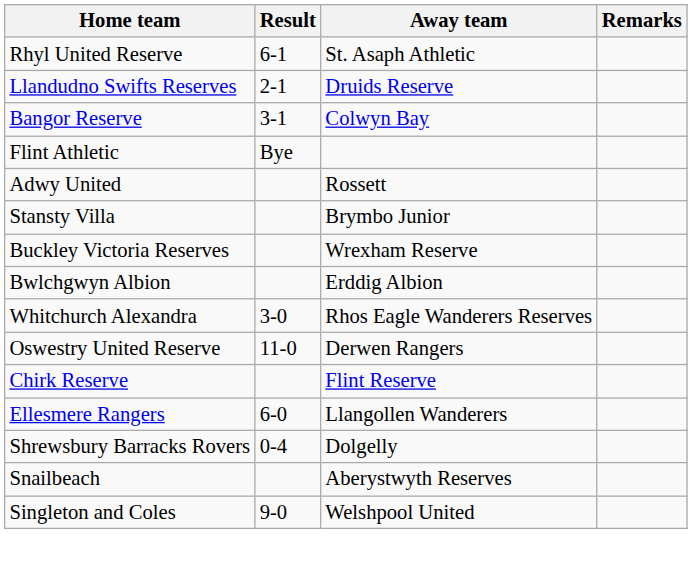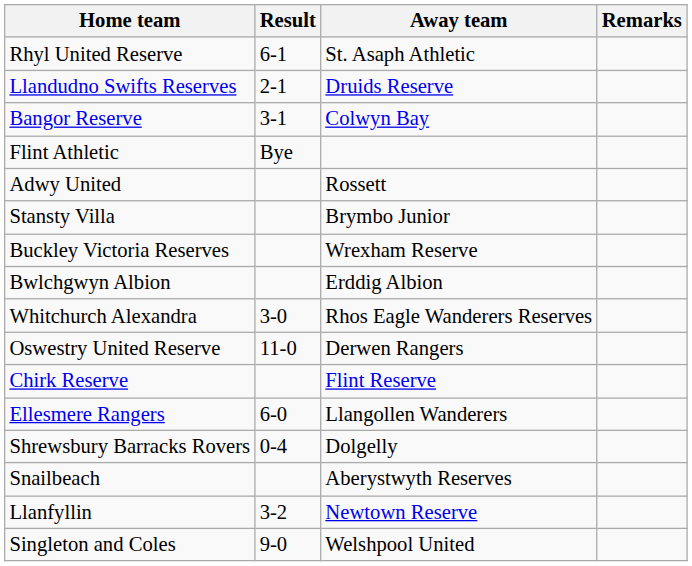+ row: (51, 511)
